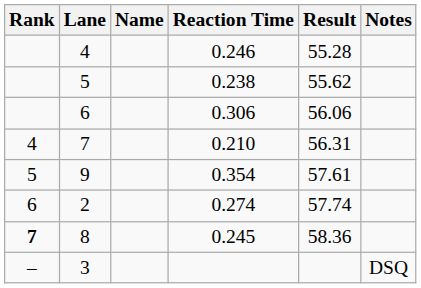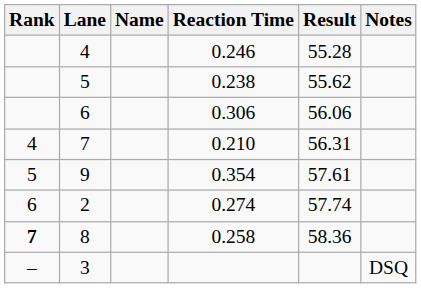(233, 236) 0.245 -> (233, 236) 0.258
